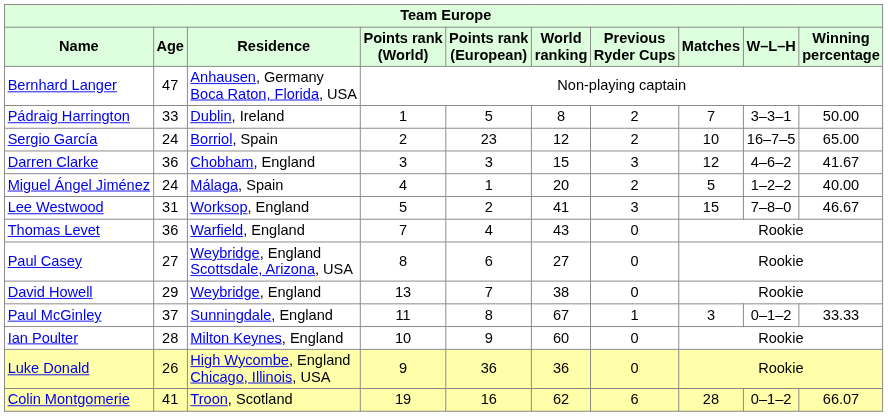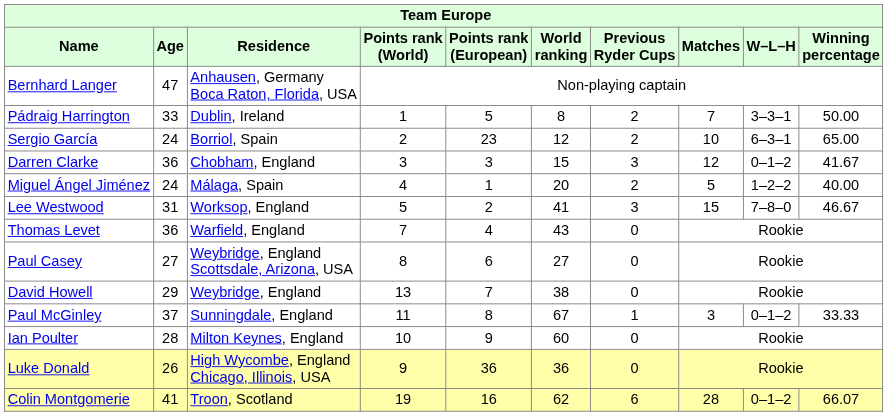(771, 139) 16–7–5 -> (771, 139) 6–3–1
(771, 162) 4–6–2 -> (771, 162) 0–1–2
